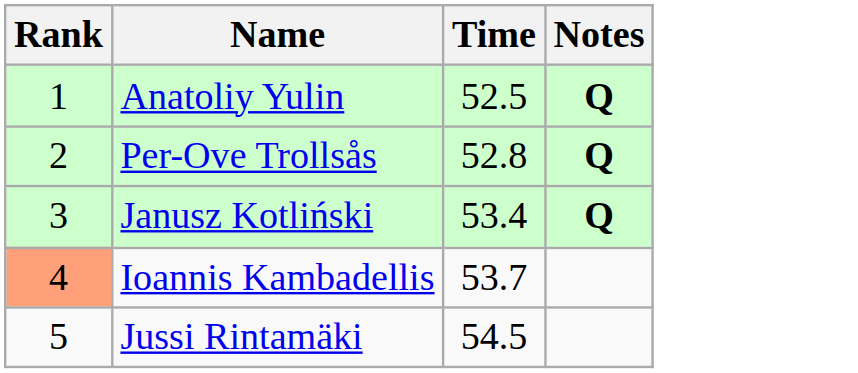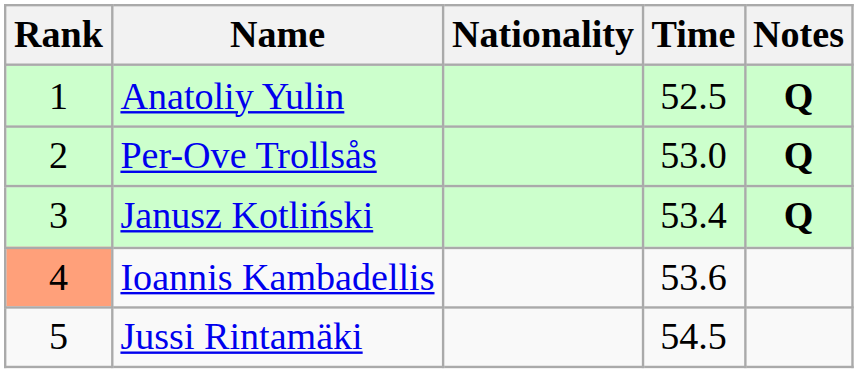+ column: (543, 34)
(494, 155) 52.8 -> (694, 155) 53.0
(494, 276) 53.7 -> (694, 276) 53.6
